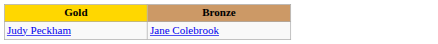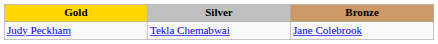+ column: (219, 13)
